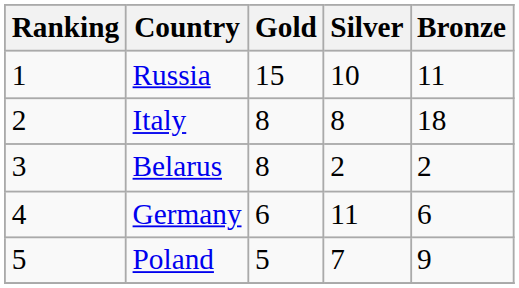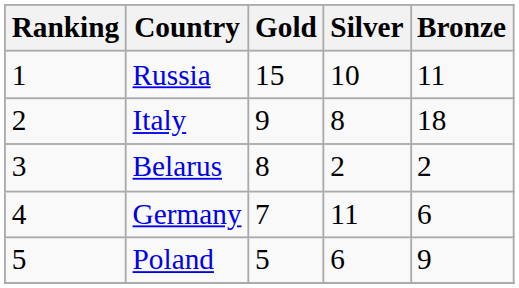(262, 120) 8 -> (262, 120) 9
(262, 213) 6 -> (262, 213) 7
(338, 259) 7 -> (338, 259) 6
